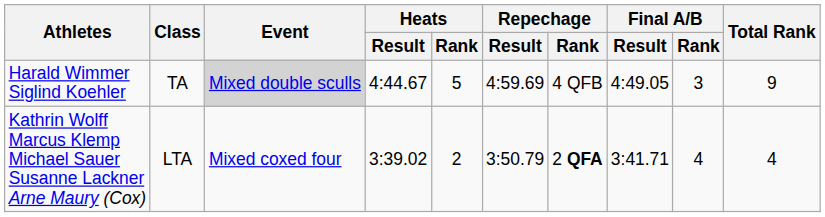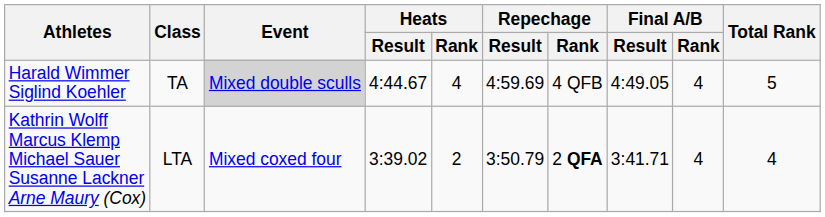(457, 83) 5 -> (457, 83) 4
(698, 83) 3 -> (698, 83) 4
(772, 83) 9 -> (772, 83) 5
